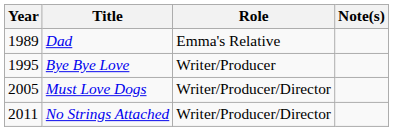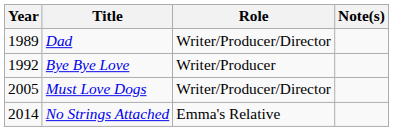(228, 41) Emma's Relative -> (254, 41) Writer/Producer/Director
(23, 65) 1995 -> (23, 65) 1992
(23, 114) 2011 -> (23, 114) 2014
(254, 114) Writer/Producer/Director -> (228, 114) Emma's Relative
